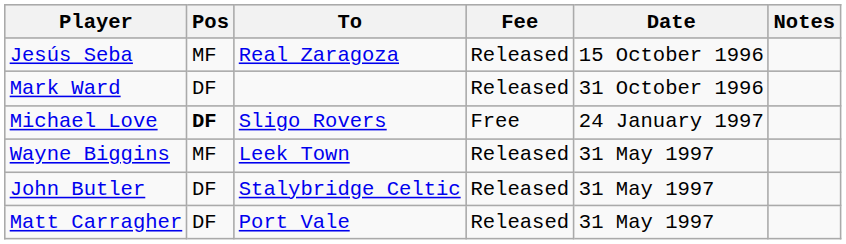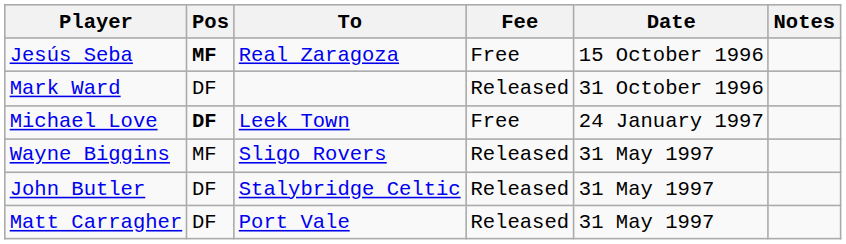(204, 55) normal -> (204, 55) bold
(520, 55) Released -> (495, 55) Free
(313, 122) Sligo Rovers -> (294, 122) Leek Town
(294, 155) Leek Town -> (313, 155) Sligo Rovers
